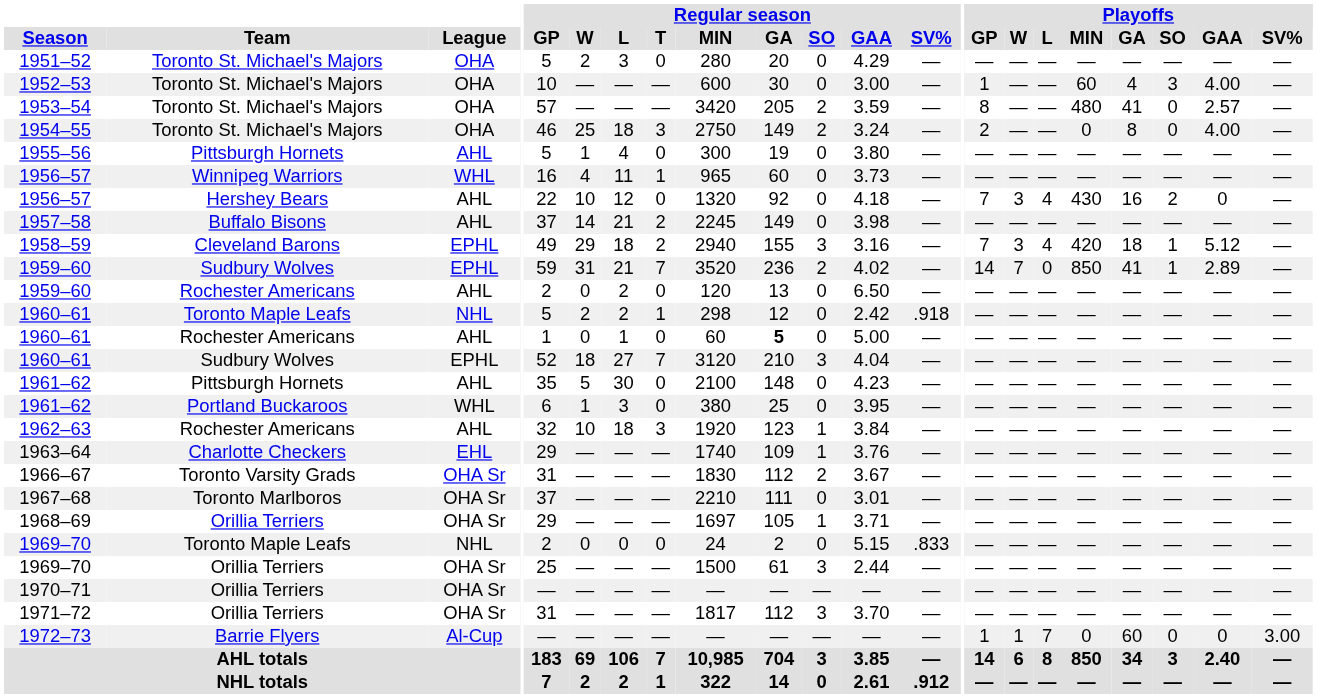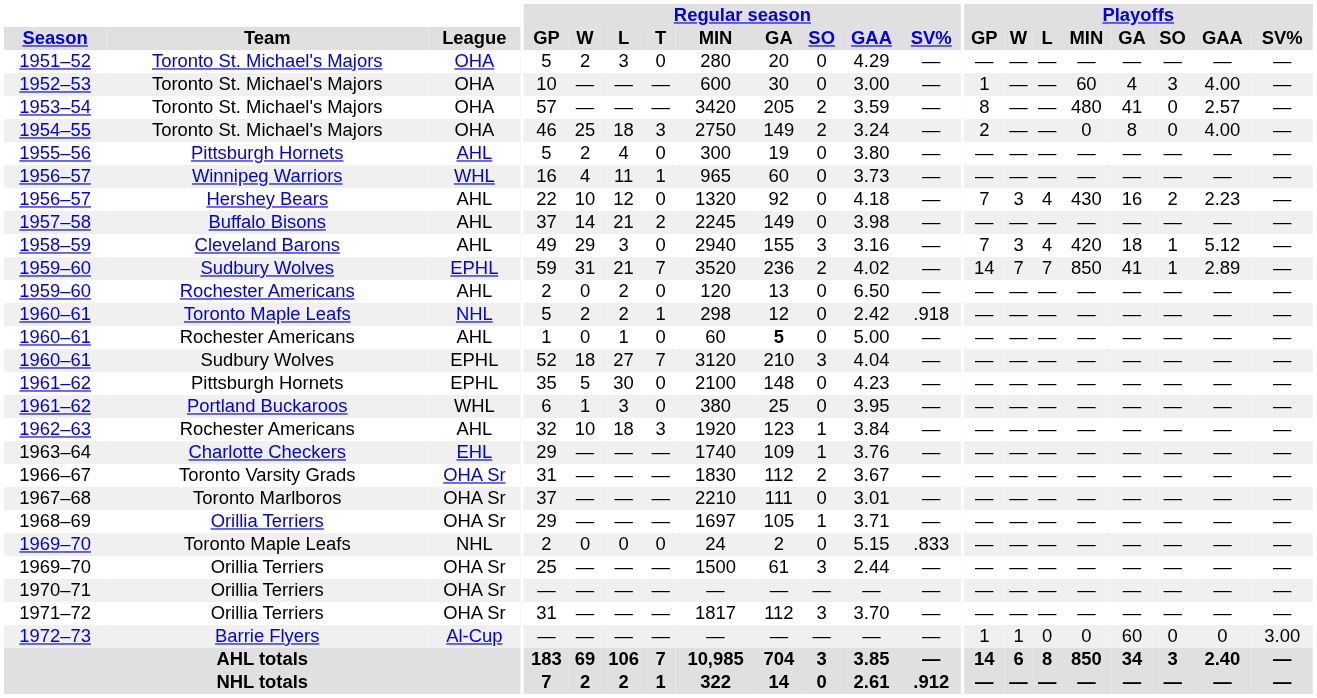(585, 153) 1 -> (585, 153) 2
(1222, 199) 0 -> (1222, 199) 2.23
(474, 245) EPHL -> (474, 245) AHL
(624, 245) 18 -> (624, 245) 3
(661, 245) 2 -> (661, 245) 0
(1047, 268) 0 -> (1047, 268) 7
(474, 383) AHL -> (474, 383) EPHL
(1047, 636) 7 -> (1047, 636) 0
